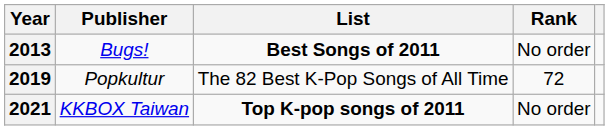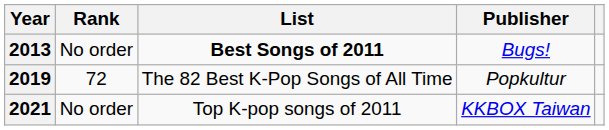columns swapped: (124, 19) <-> (554, 19)
(353, 109) bold -> (297, 109) normal
